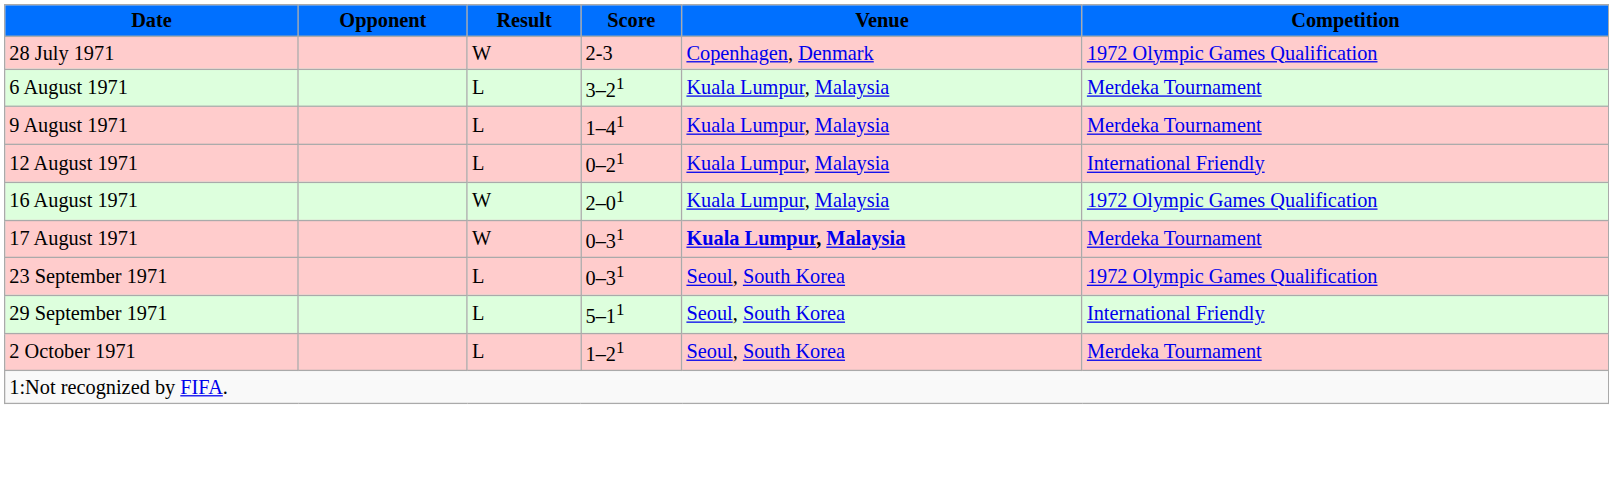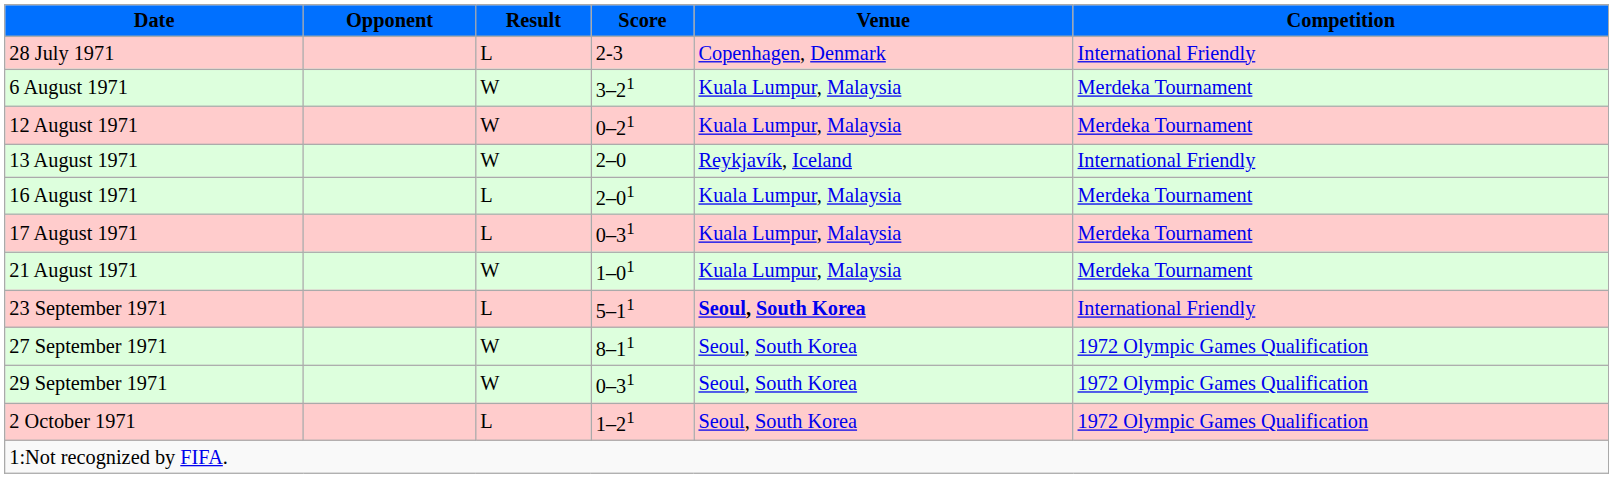(482, 52) W -> (486, 52) L
(1232, 52) 1972 Olympic Games Qualification -> (1166, 52) International Friendly
(478, 87) L -> (490, 87) W
- row: (69, 125)
(478, 163) L -> (490, 125) W
(1176, 163) International Friendly -> (1165, 125) Merdeka Tournament
+ row: (74, 160)
(482, 200) W -> (486, 195) L
(1232, 200) 1972 Olympic Games Qualification -> (1165, 195) Merdeka Tournament
(482, 238) W -> (486, 233) L
(796, 238) bold -> (800, 233) normal
+ row: (74, 270)
(605, 276) 0–31 -> (615, 308) 5–11
(766, 276) normal -> (782, 308) bold
(1232, 276) 1972 Olympic Games Qualification -> (1166, 308) International Friendly
+ row: (88, 346)
(478, 314) L -> (490, 384) W
(605, 314) 5–11 -> (615, 384) 0–31
(1176, 314) International Friendly -> (1223, 384) 1972 Olympic Games Qualification
(1174, 351) Merdeka Tournament -> (1223, 421) 1972 Olympic Games Qualification
